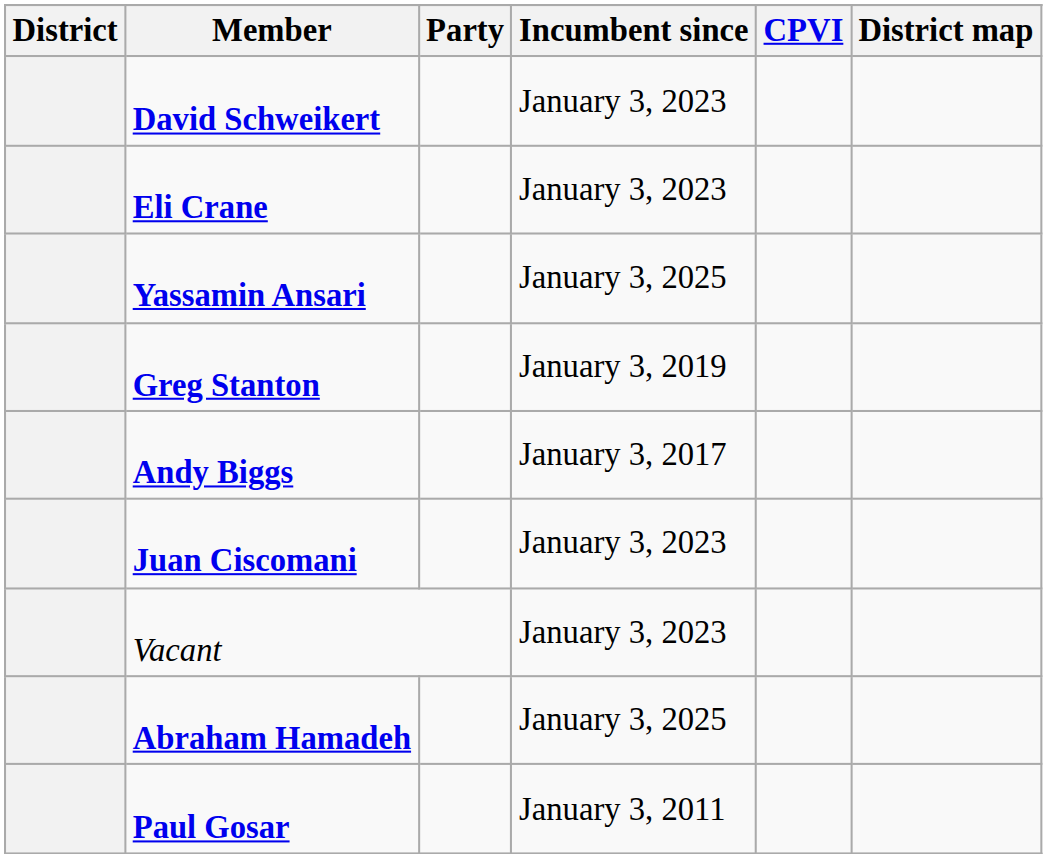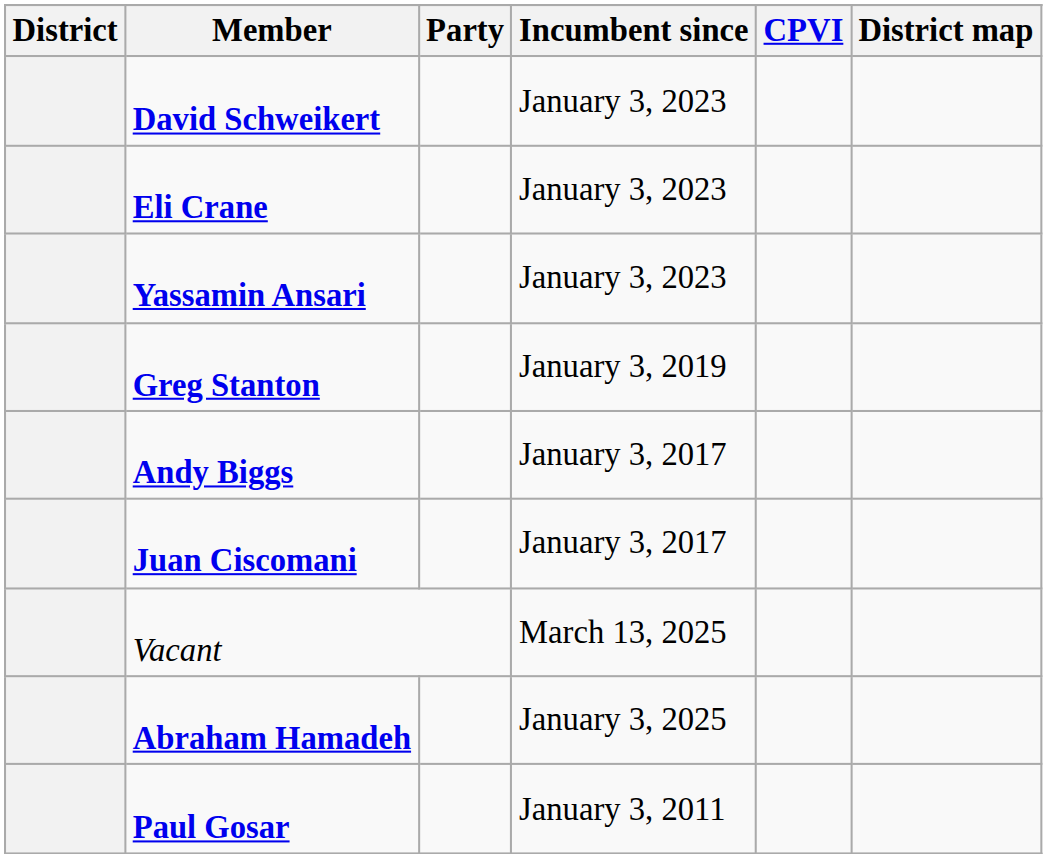(623, 277) January 3, 2025 -> (623, 277) January 3, 2023
(623, 542) January 3, 2023 -> (623, 542) January 3, 2017
(623, 631) January 3, 2023 -> (623, 631) March 13, 2025
